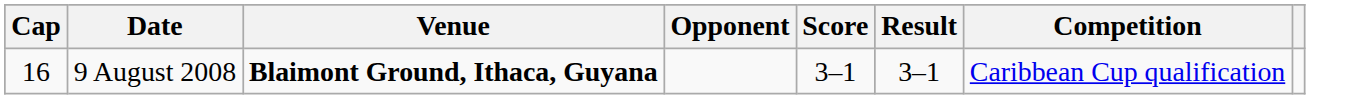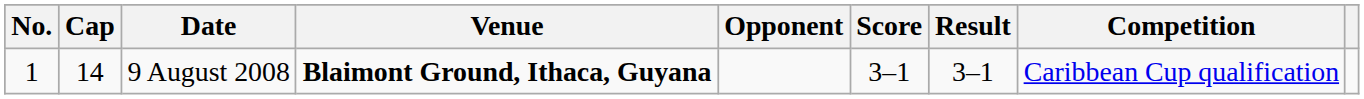+ column: (32, 26)
(36, 70) 16 -> (90, 70) 14
